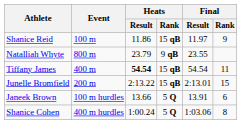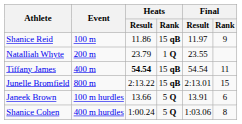(85, 54) 800 m -> (85, 54) 200 m
(170, 54) 9 qB -> (170, 54) 1 Q
(85, 83) 200 m -> (85, 83) 800 m
